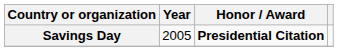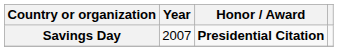(177, 35) 2005 -> (177, 35) 2007
